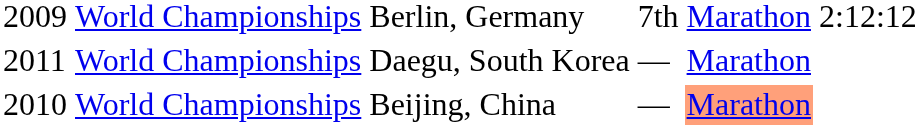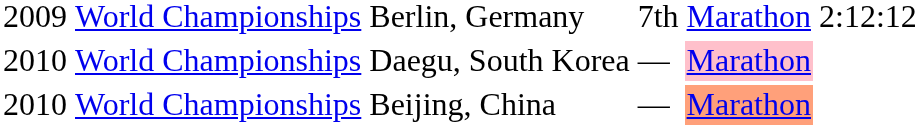(34, 60) 2011 -> (35, 60) 2010
(749, 60) no background -> (749, 60) pink background
